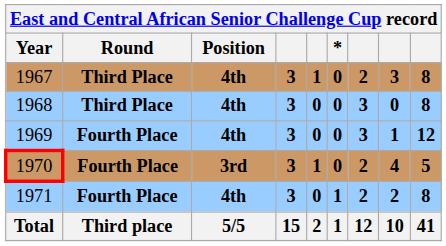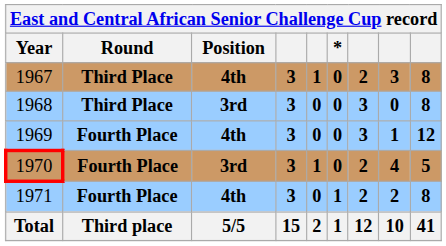(234, 105) 4th -> (234, 105) 3rd
